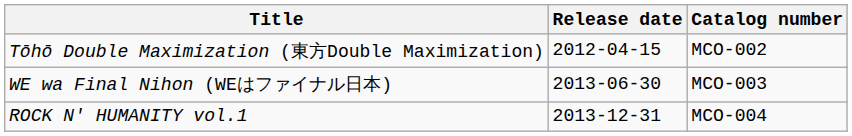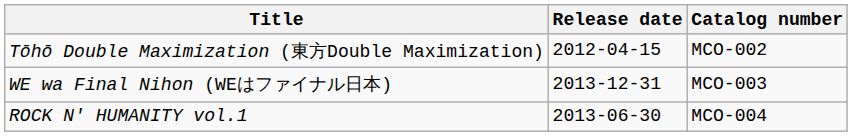(607, 85) 2013-06-30 -> (607, 85) 2013-12-31
(607, 116) 2013-12-31 -> (607, 116) 2013-06-30
